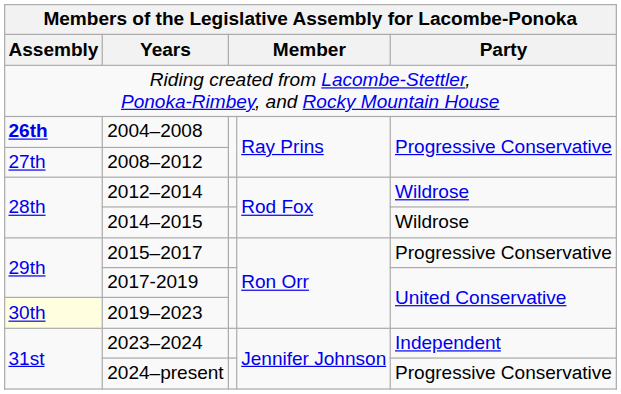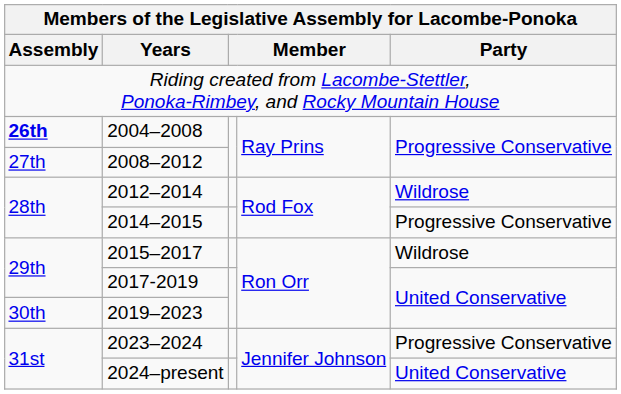(432, 222) Wildrose -> (503, 222) Progressive Conservative
(503, 252) Progressive Conservative -> (432, 252) Wildrose
(27, 312) lightyellow background -> (27, 312) no background
(448, 343) Independent -> (503, 343) Progressive Conservative
(503, 373) Progressive Conservative -> (481, 373) United Conservative
